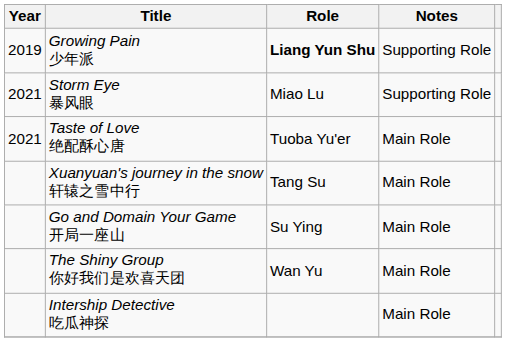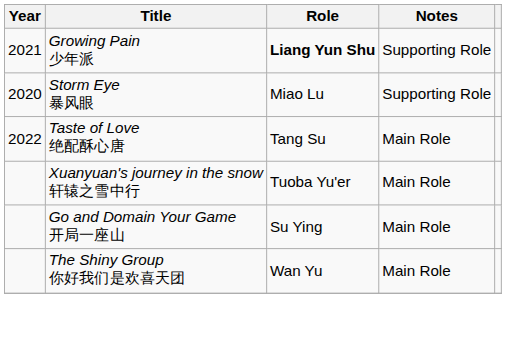(25, 50) 2019 -> (25, 50) 2021
(25, 94) 2021 -> (25, 94) 2020
(25, 138) 2021 -> (25, 138) 2022
(310, 138) Tuoba Yu'er -> (298, 138) Tang Su
(298, 182) Tang Su -> (310, 182) Tuoba Yu'er
- row: (112, 314)
